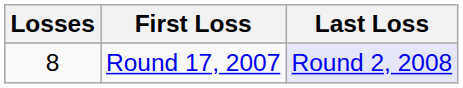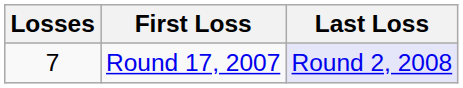(53, 62) 8 -> (53, 62) 7
